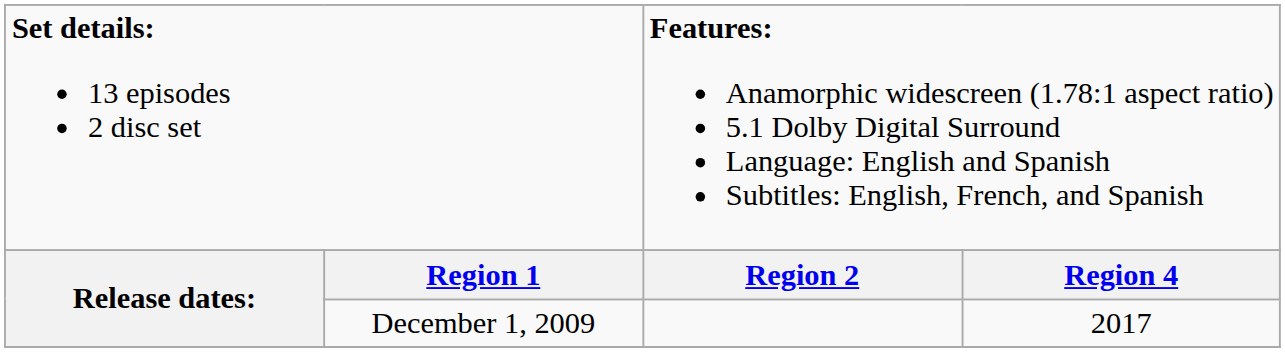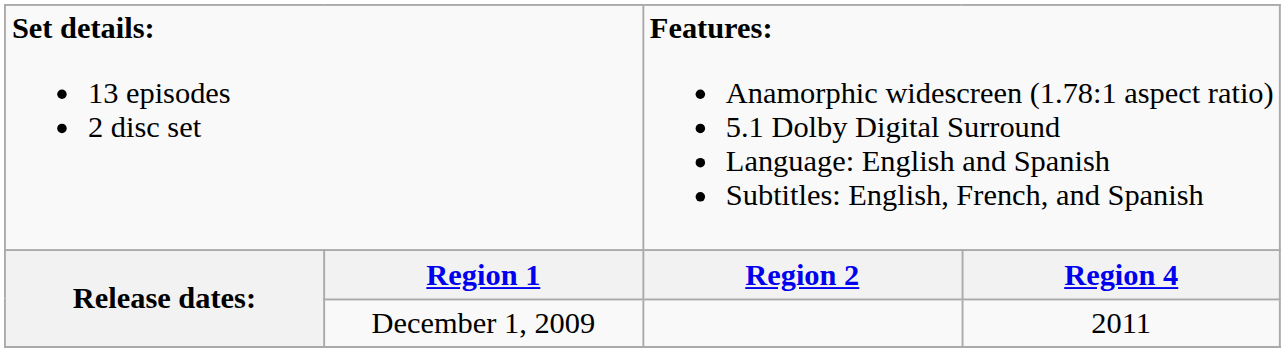(1121, 322) 2017 -> (1121, 322) 2011
